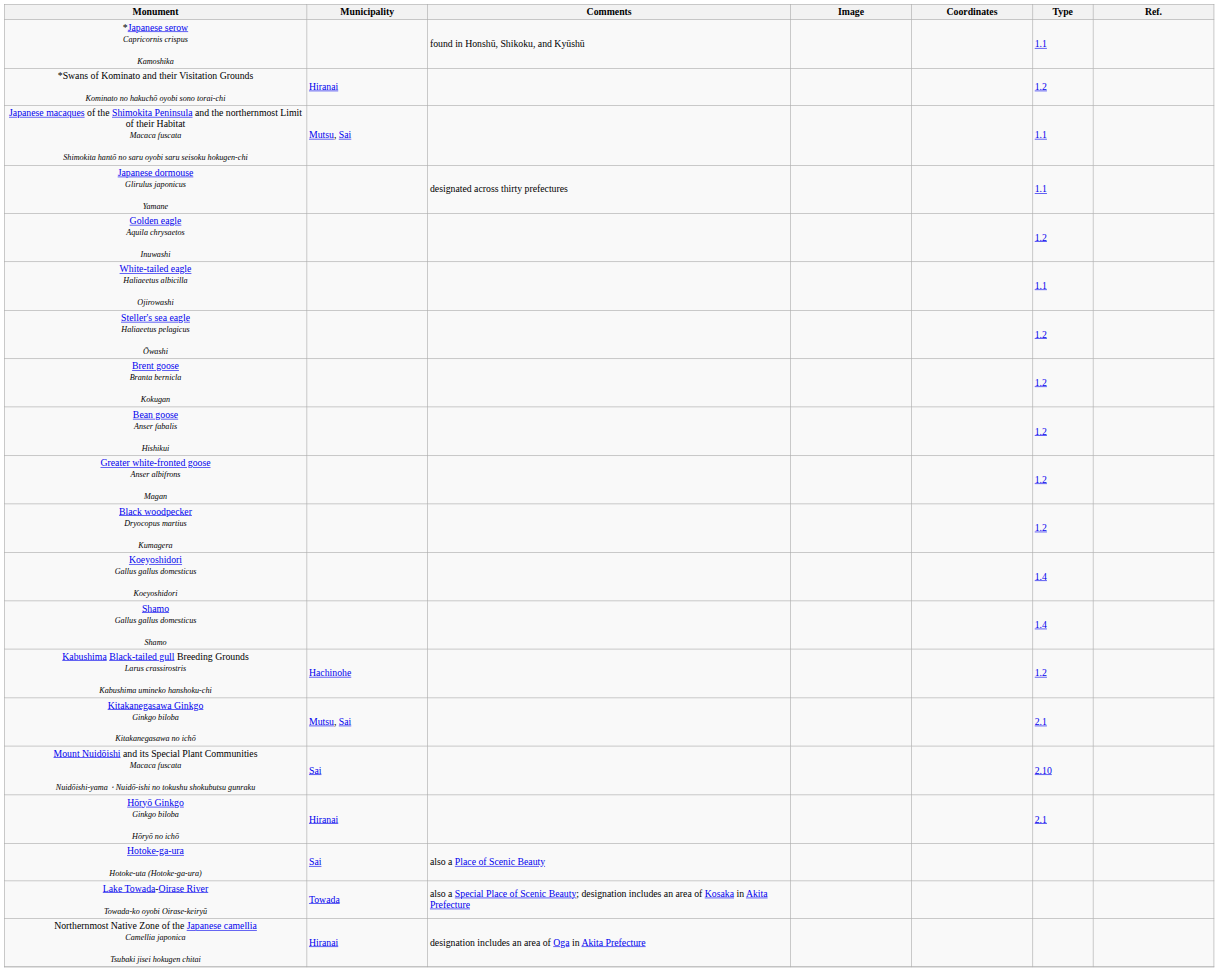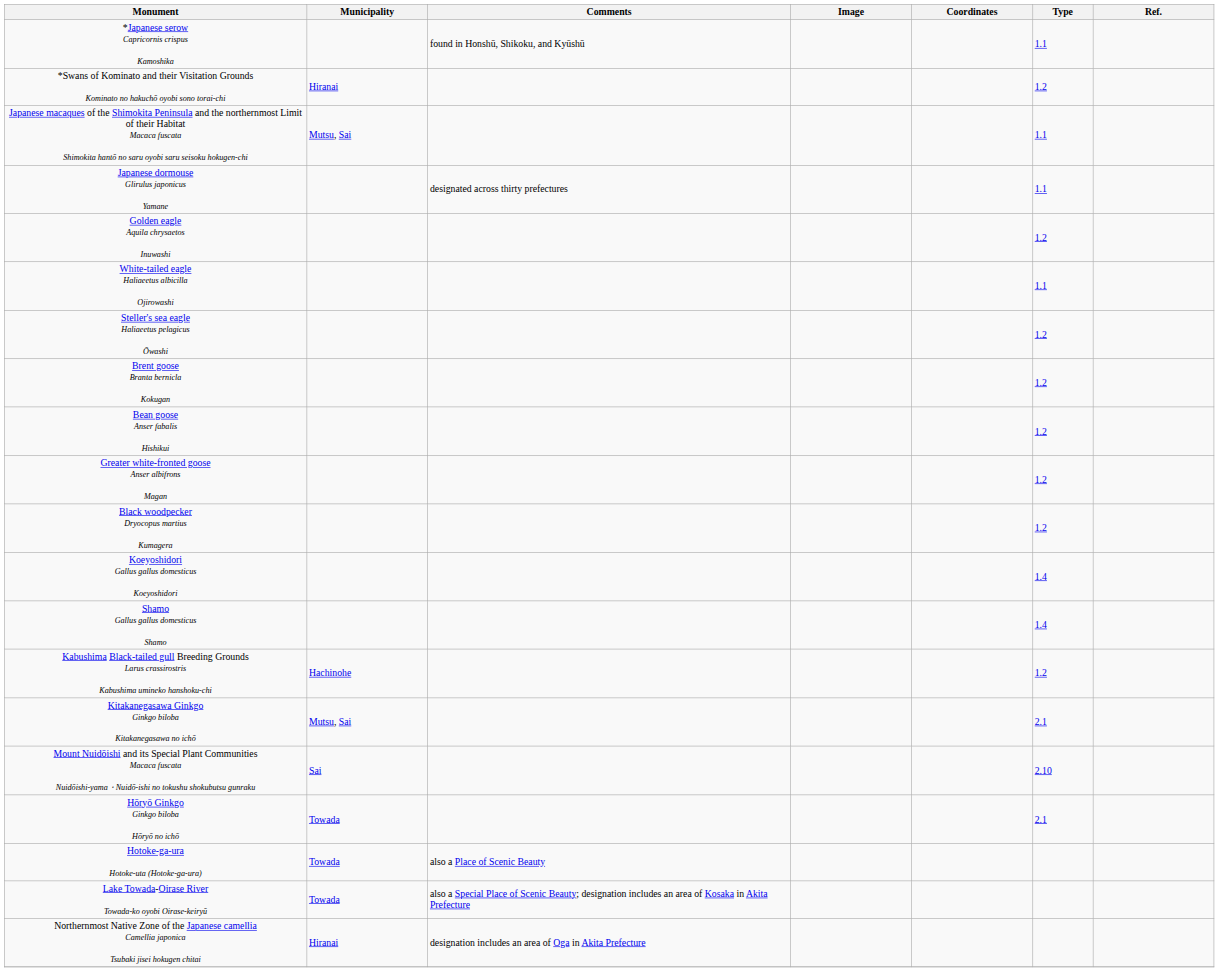(324, 819) Hiranai -> (324, 819) Towada
(315, 862) Sai -> (324, 862) Towada
